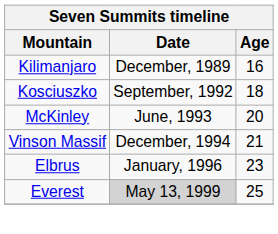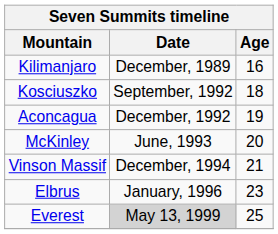+ row: (57, 117)
